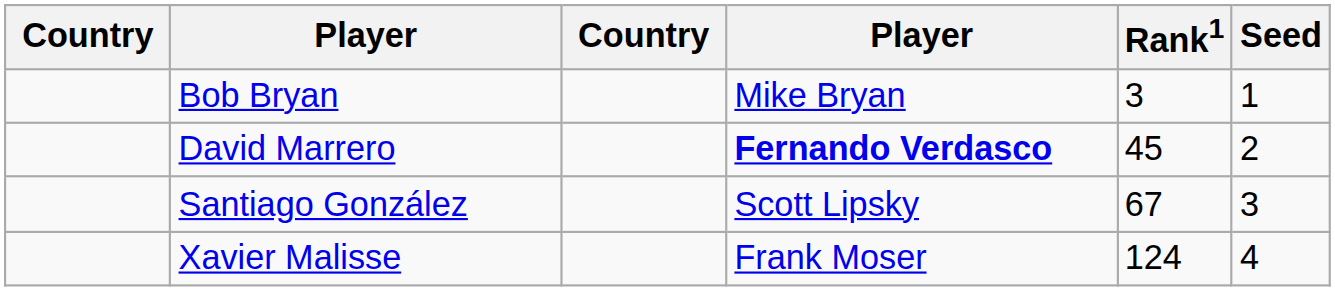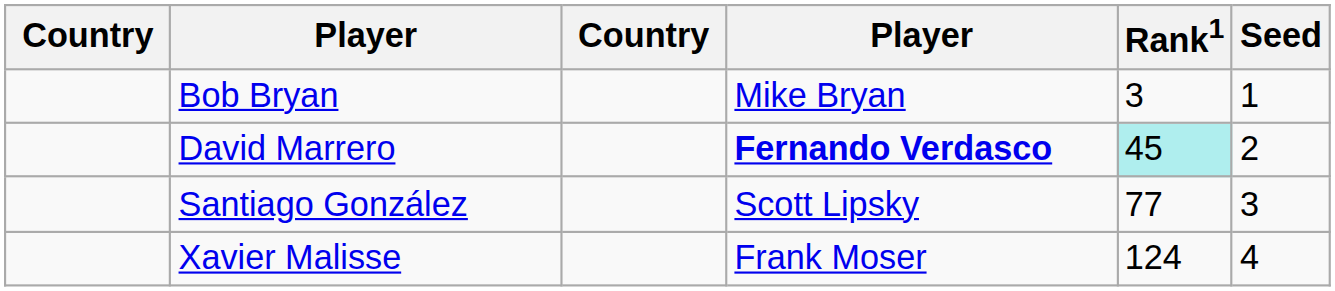(1144, 149) no background -> (1144, 149) paleturquoise background
(1144, 203) 67 -> (1144, 203) 77
